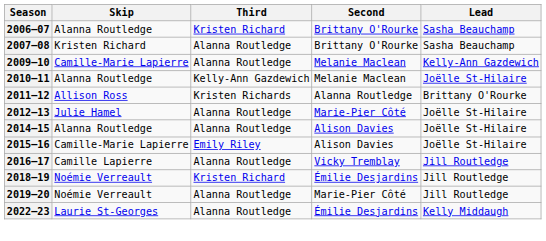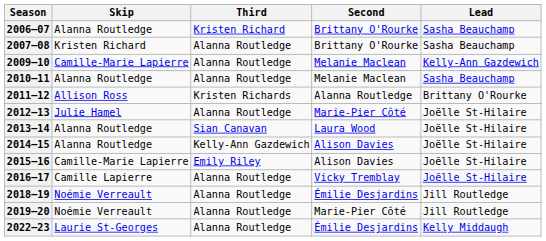(252, 79) Kelly-Ann Gazdewich -> (242, 79) Alanna Routledge
(475, 79) Joëlle St-Hilaire -> (469, 79) Sasha Beauchamp
+ row: (28, 128)
(242, 128) Alanna Routledge -> (252, 145) Kelly-Ann Gazdewich
(466, 161) Jill Routledge -> (475, 178) Joëlle St-Hilaire
(239, 178) Kristen Richard -> (242, 194) Alanna Routledge
